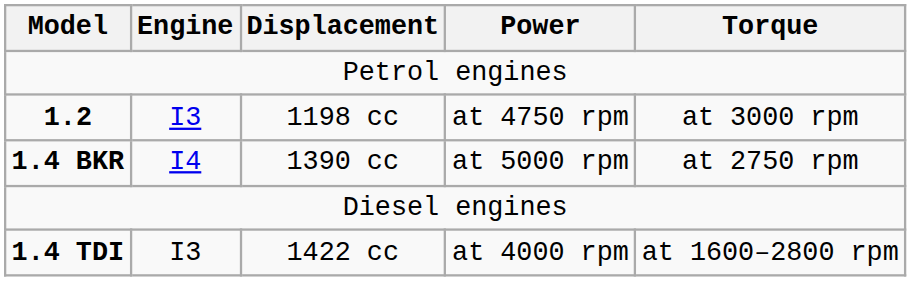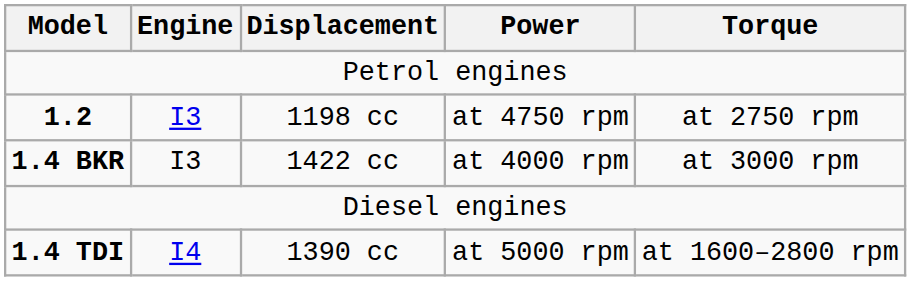(770, 117) at 3000 rpm -> (770, 117) at 2750 rpm
(185, 162) I4 -> (185, 162) I3
(343, 162) 1390 cc -> (343, 162) 1422 cc
(540, 162) at 5000 rpm -> (540, 162) at 4000 rpm
(770, 162) at 2750 rpm -> (770, 162) at 3000 rpm
(185, 252) I3 -> (185, 252) I4
(343, 252) 1422 cc -> (343, 252) 1390 cc
(540, 252) at 4000 rpm -> (540, 252) at 5000 rpm
